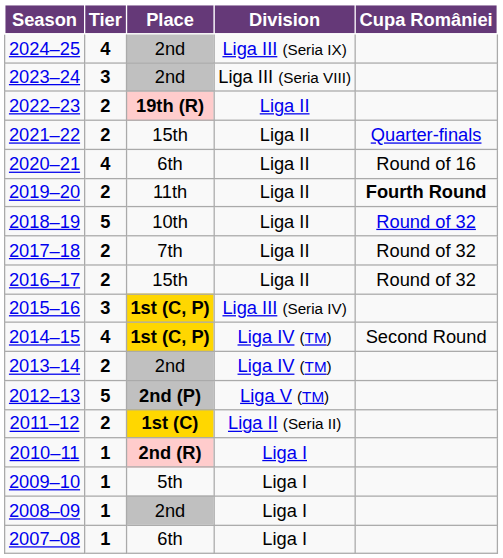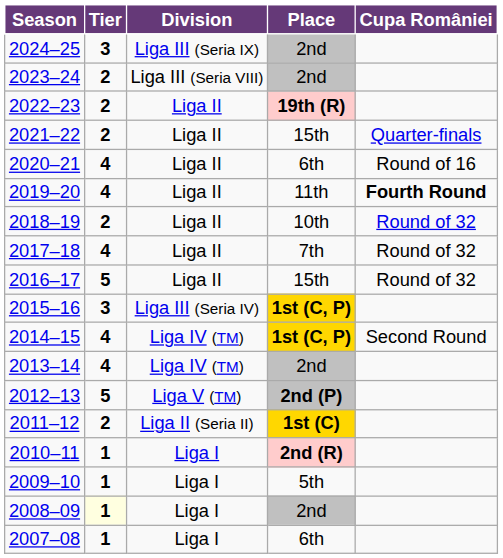columns swapped: (285, 19) <-> (170, 19)
(105, 48) 4 -> (105, 48) 3
(105, 77) 3 -> (105, 77) 2
(105, 193) 2 -> (105, 193) 4
(105, 222) 5 -> (105, 222) 2
(105, 251) 2 -> (105, 251) 4
(105, 280) 2 -> (105, 280) 5
(105, 366) 2 -> (105, 366) 4
(105, 511) no background -> (105, 511) lightyellow background
